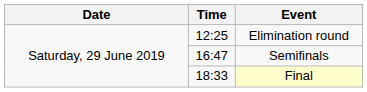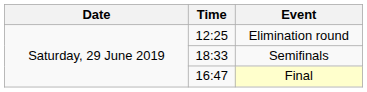(212, 55) 16:47 -> (212, 55) 18:33
(212, 76) 18:33 -> (212, 76) 16:47
